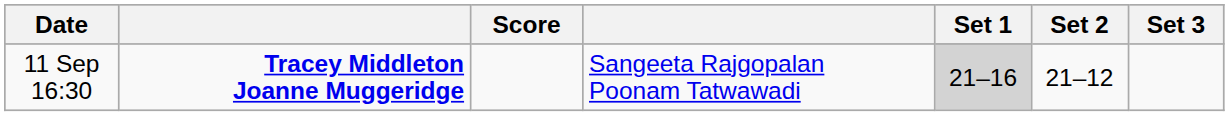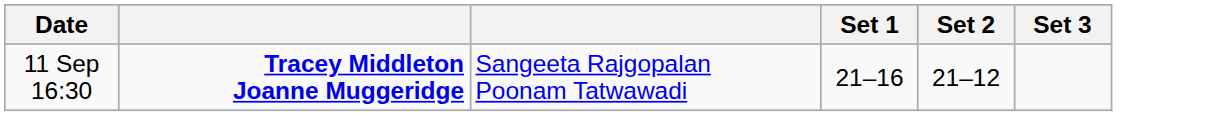- column: (527, 25)
(983, 77) lightgrey background -> (870, 77) no background
